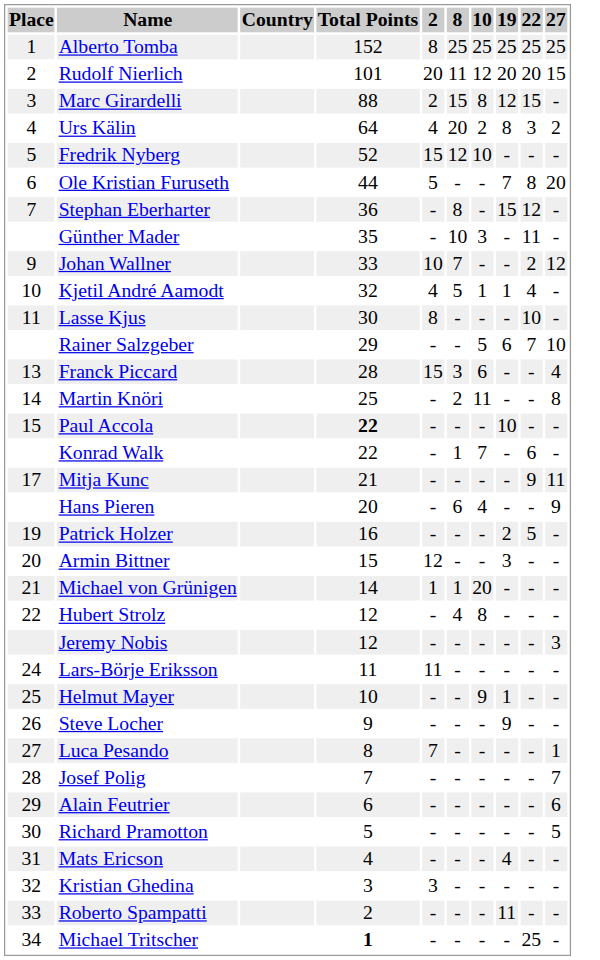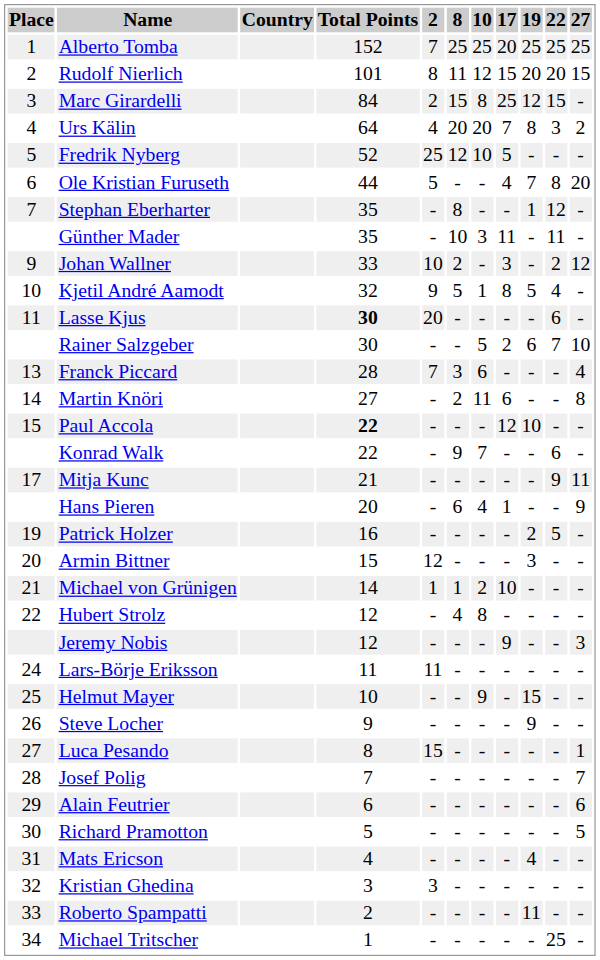+ column: (507, 19)
(433, 46) 8 -> (433, 46) 7
(433, 73) 20 -> (433, 73) 8
(368, 101) 88 -> (368, 101) 84
(482, 128) 2 -> (482, 128) 20
(433, 155) 15 -> (433, 155) 25
(368, 209) 36 -> (368, 209) 35
(507, 209) 15 -> (531, 209) 1
(458, 263) 7 -> (458, 263) 2
(433, 290) 4 -> (433, 290) 9
(507, 290) 1 -> (531, 290) 5
(368, 317) normal -> (368, 317) bold
(433, 317) 8 -> (433, 317) 20
(531, 317) 10 -> (556, 317) 6
(368, 344) 29 -> (368, 344) 30
(433, 371) 15 -> (433, 371) 7
(368, 398) 25 -> (368, 398) 27
(458, 452) 1 -> (458, 452) 9
(482, 588) 20 -> (482, 588) 2
(507, 696) 1 -> (531, 696) 15
(433, 750) 7 -> (433, 750) 15
(368, 939) bold -> (368, 939) normal
